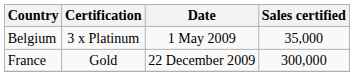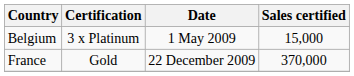(304, 37) 35,000 -> (304, 37) 15,000
(304, 60) 300,000 -> (304, 60) 370,000
